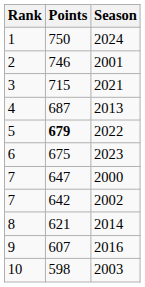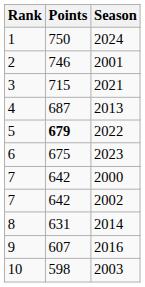(59, 177) 647 -> (59, 177) 642
(59, 223) 621 -> (59, 223) 631
